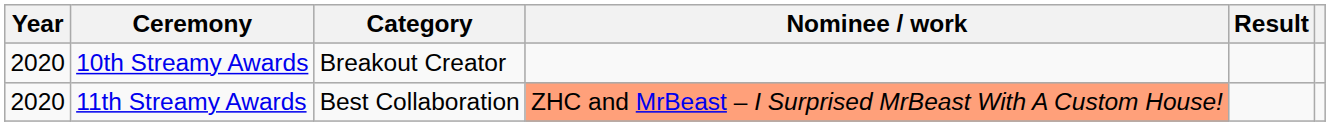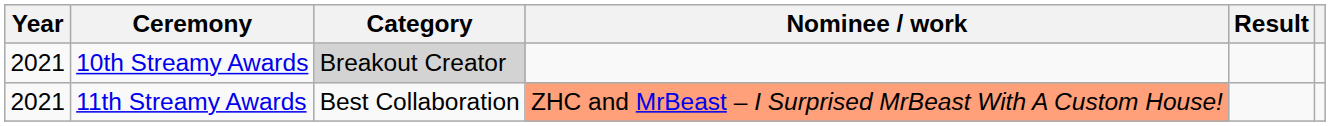(38, 62) 2020 -> (38, 62) 2021
(413, 62) no background -> (413, 62) lightgrey background
(38, 101) 2020 -> (38, 101) 2021
